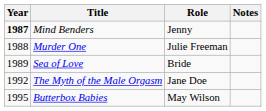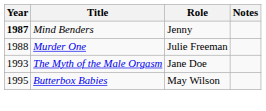- row: (58, 64)
(18, 81) 1992 -> (18, 64) 1993
